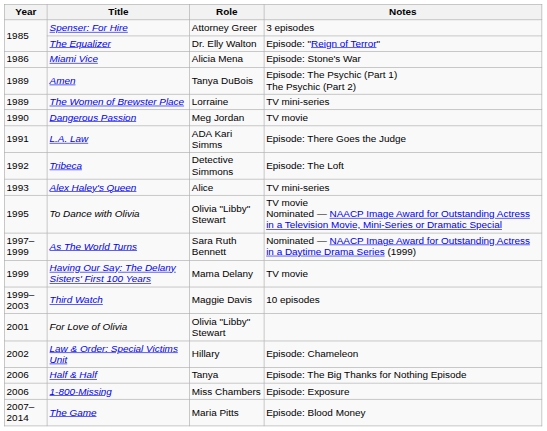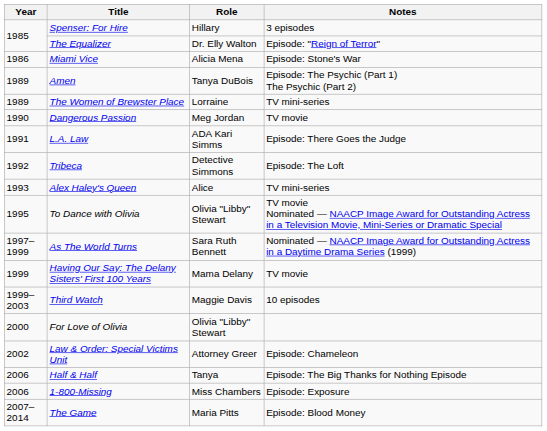(224, 28) Attorney Greer -> (206, 28) Hillary
(18, 327) 2001 -> (18, 327) 2000
(206, 354) Hillary -> (224, 354) Attorney Greer
